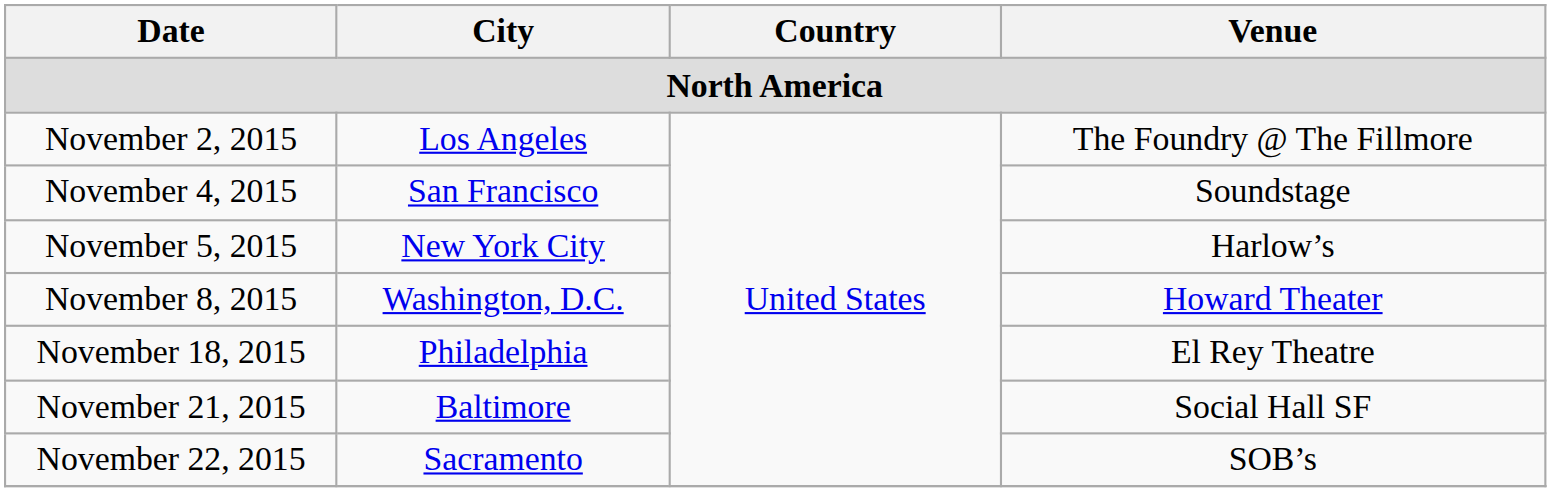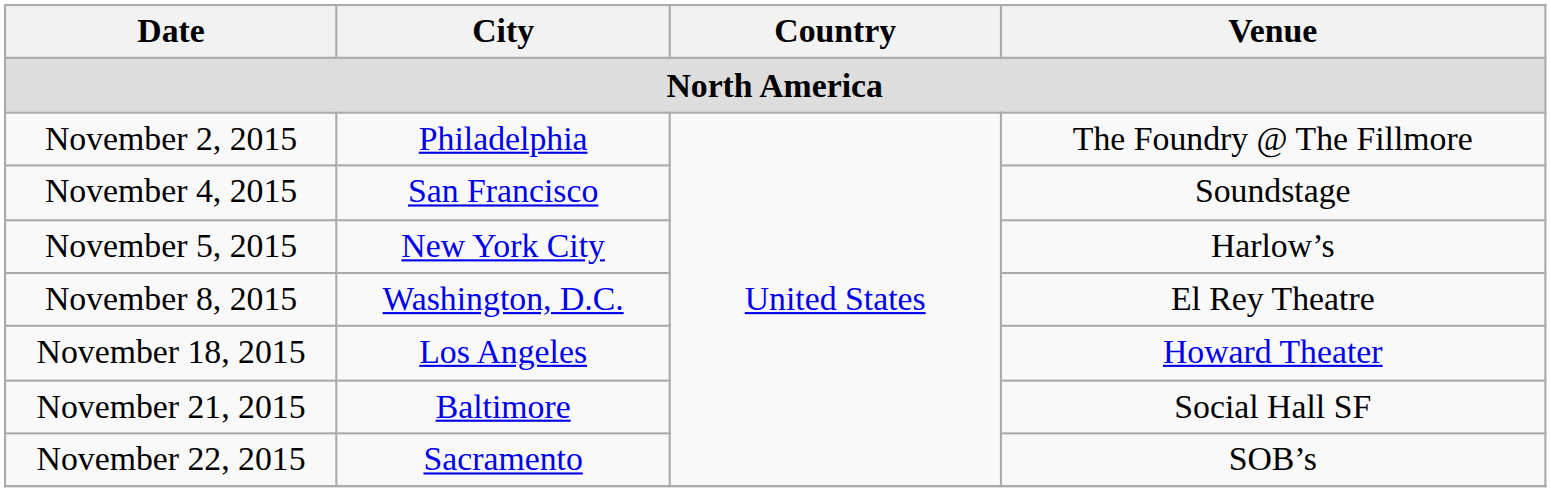(503, 138) Los Angeles -> (503, 138) Philadelphia
(1273, 298) Howard Theater -> (1273, 298) El Rey Theatre
(503, 352) Philadelphia -> (503, 352) Los Angeles
(1273, 352) El Rey Theatre -> (1273, 352) Howard Theater
